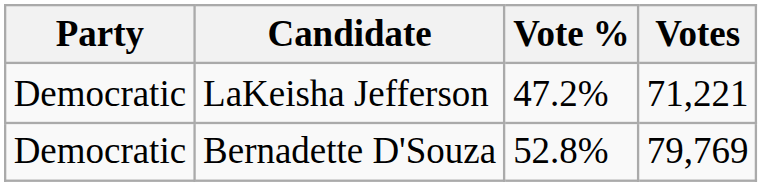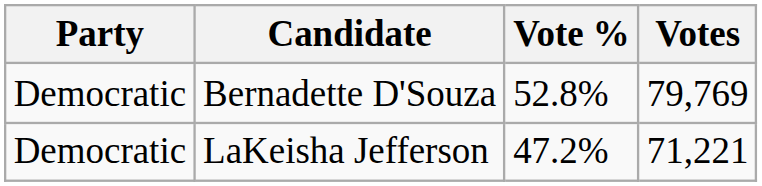rows swapped: (350, 151) <-> (346, 92)
